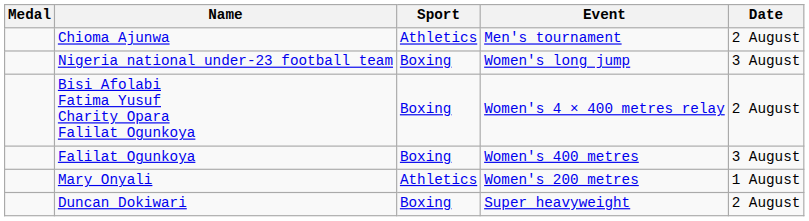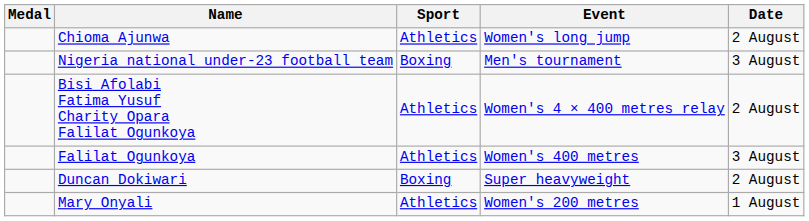(553, 40) Men's tournament -> (557, 40) Women's long jump
(557, 63) Women's long jump -> (553, 63) Men's tournament
(426, 110) Boxing -> (439, 110) Athletics
(426, 158) Boxing -> (439, 158) Athletics
rows swapped: (105, 181) <-> (122, 204)
